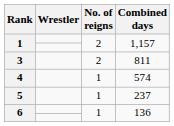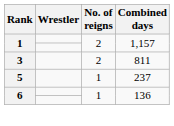- row: (20, 78)
